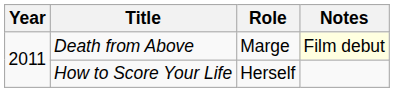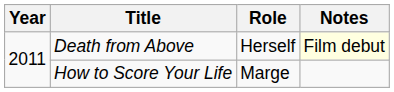(265, 45) Marge -> (268, 45) Herself
(268, 73) Herself -> (265, 73) Marge
